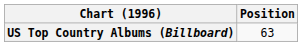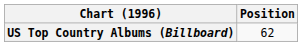(267, 32) 63 -> (267, 32) 62
